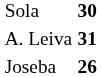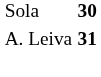- row: (30, 67)
